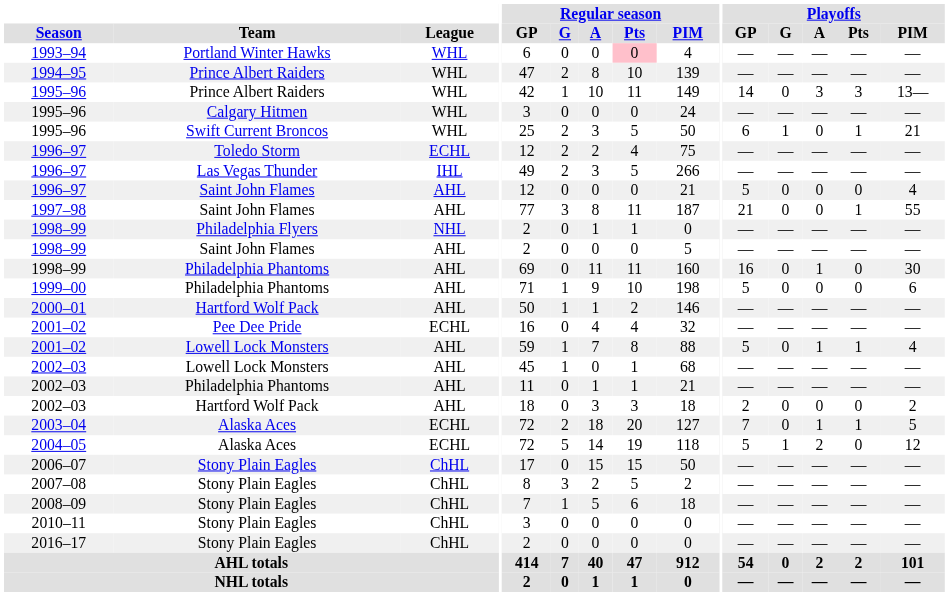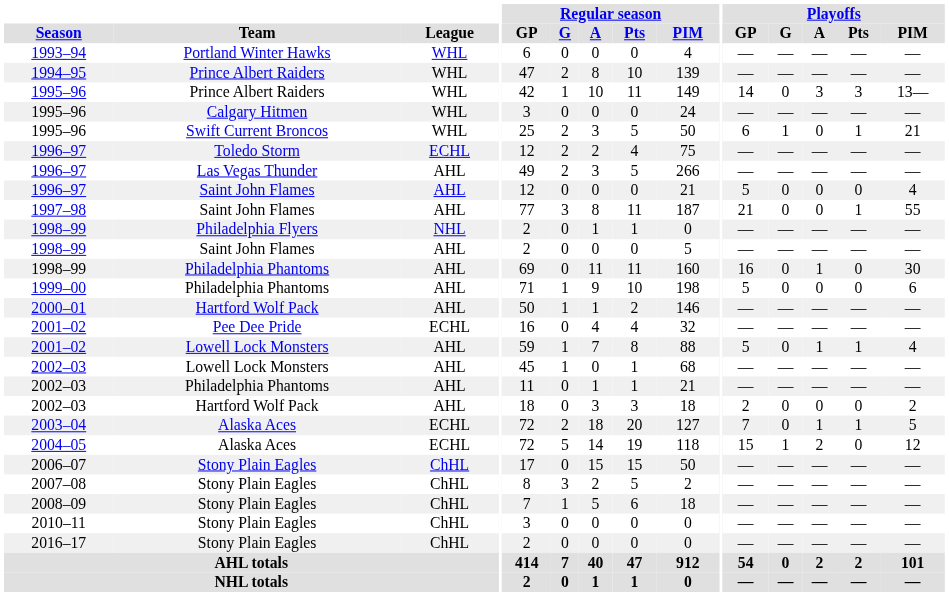(635, 53) pink background -> (635, 53) no background
(450, 170) IHL -> (450, 170) AHL
(746, 445) 5 -> (746, 445) 15
